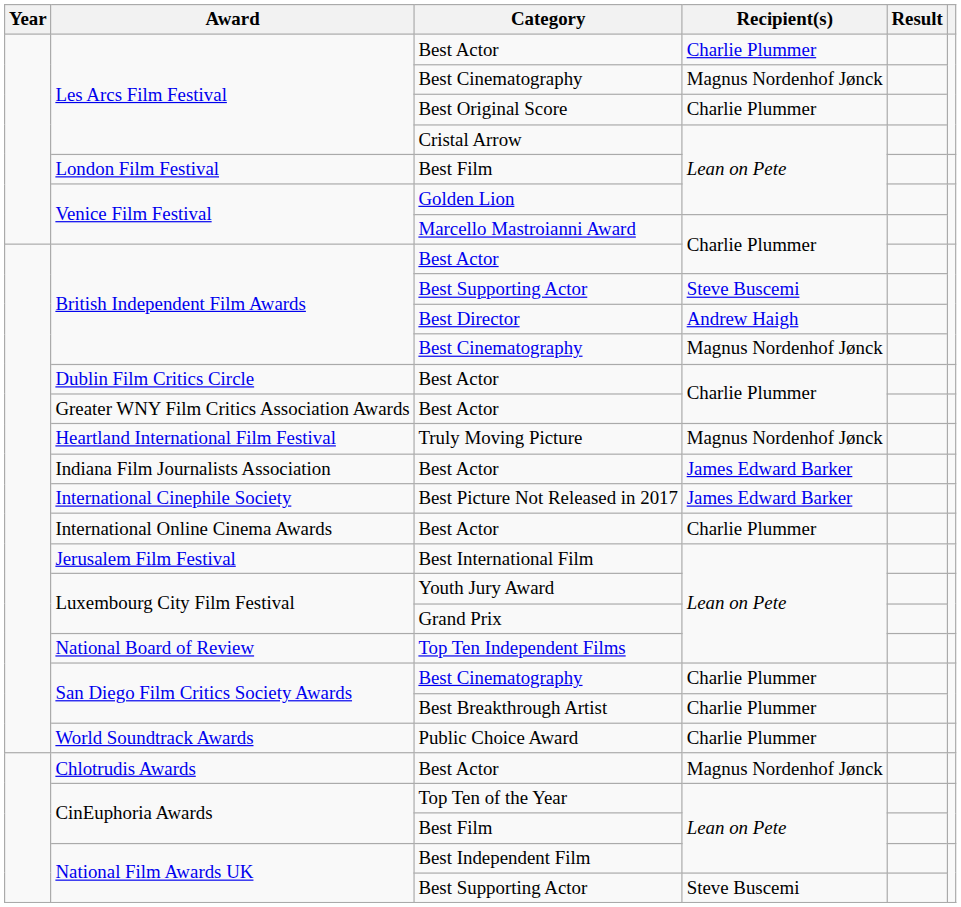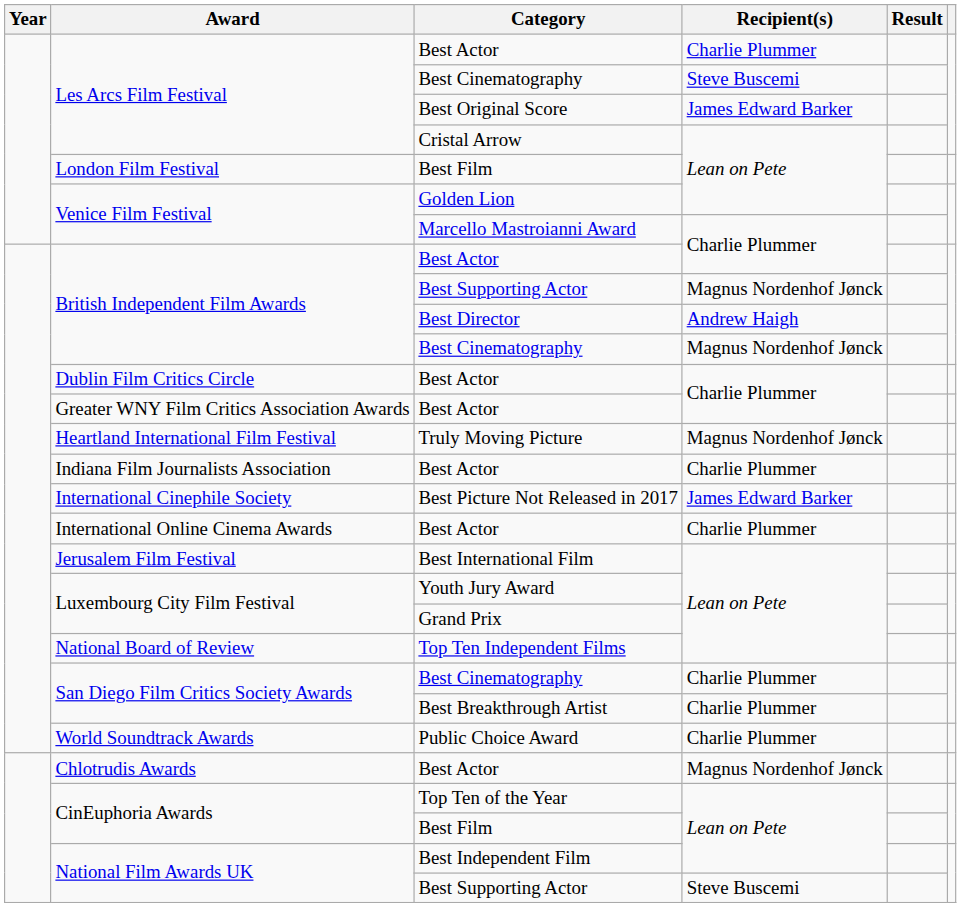(785, 79) Magnus Nordenhof Jønck -> (743, 79) Steve Buscemi
(751, 109) Charlie Plummer -> (769, 109) James Edward Barker
(743, 288) Steve Buscemi -> (785, 288) Magnus Nordenhof Jønck
(769, 468) James Edward Barker -> (751, 468) Charlie Plummer
